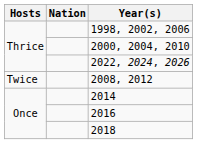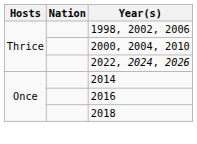- row: (122, 80)
